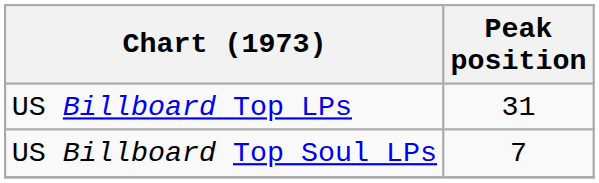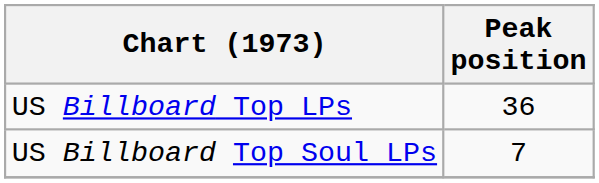(519, 107) 31 -> (519, 107) 36
